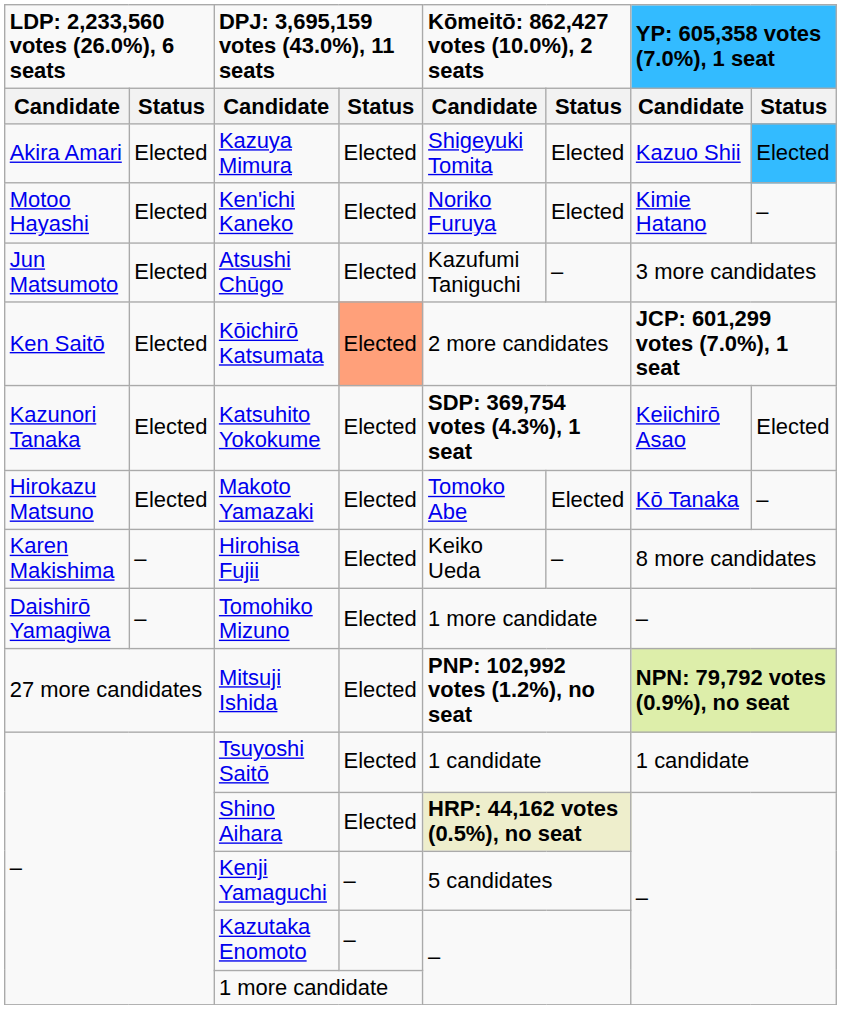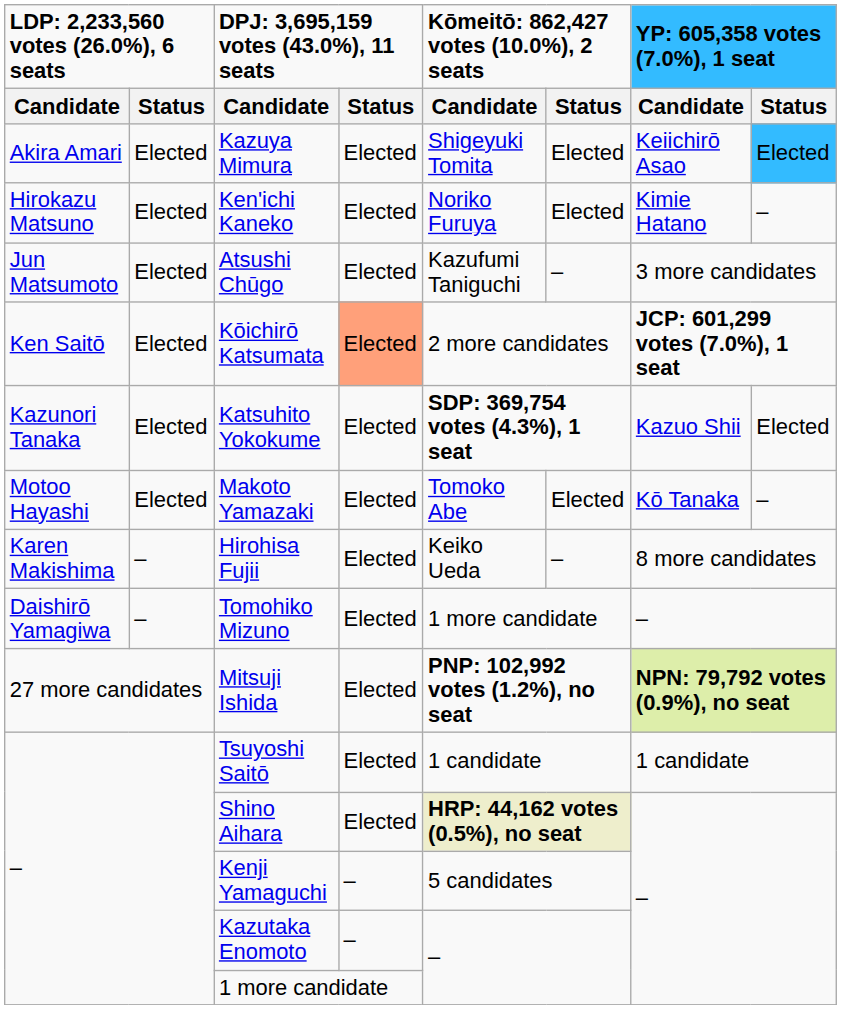(688, 153) Kazuo Shii -> (678, 153) Keiichirō Asao
(49, 212) Motoo Hayashi -> (53, 212) Hirokazu Matsuno
(678, 427) Keiichirō Asao -> (688, 427) Kazuo Shii
(53, 499) Hirokazu Matsuno -> (49, 499) Motoo Hayashi
